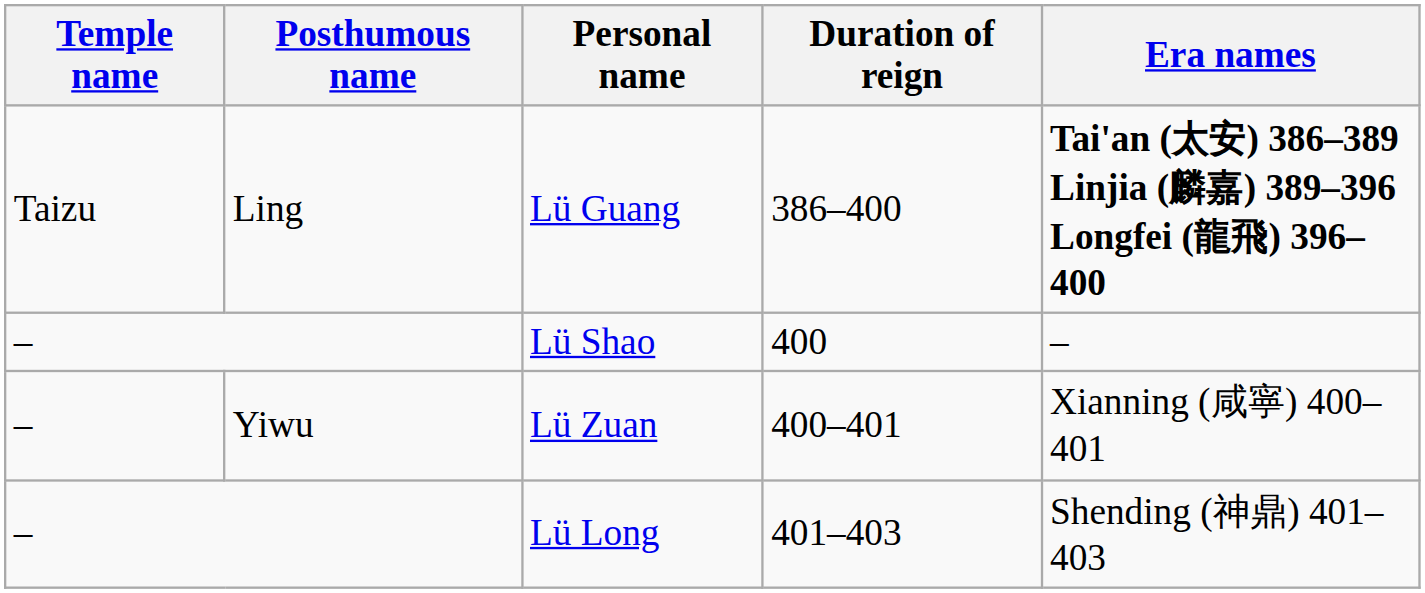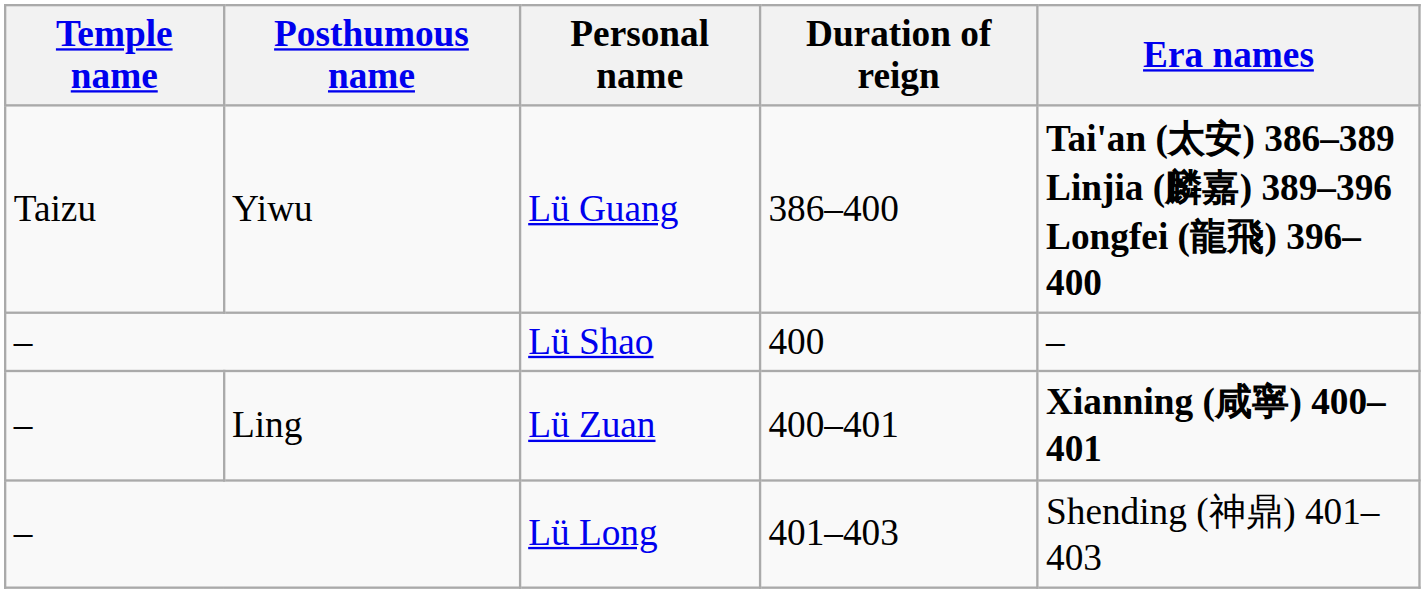(268, 208) Ling -> (272, 208) Yiwu
(273, 424) Yiwu -> (267, 424) Ling
(1216, 425) normal -> (1216, 425) bold
